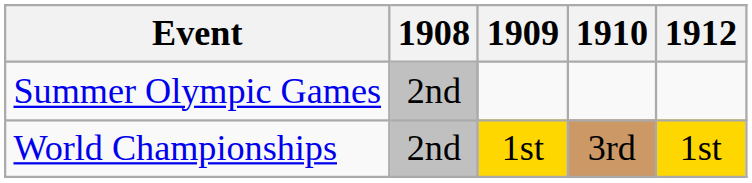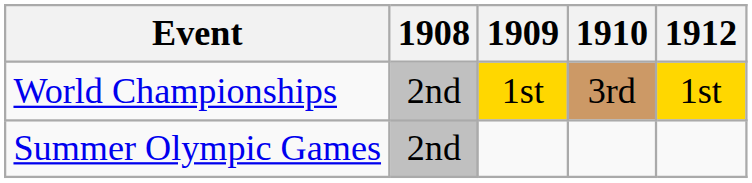rows swapped: (197, 90) <-> (175, 147)
